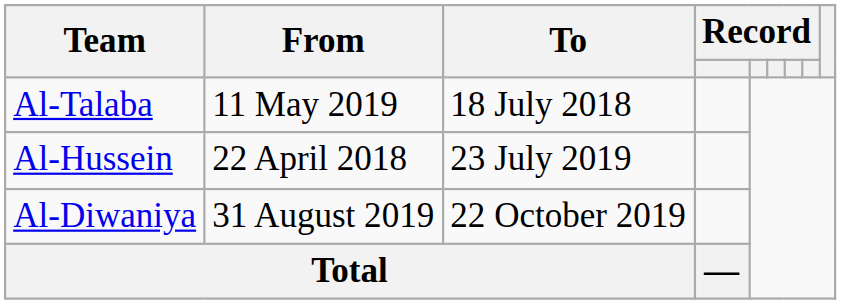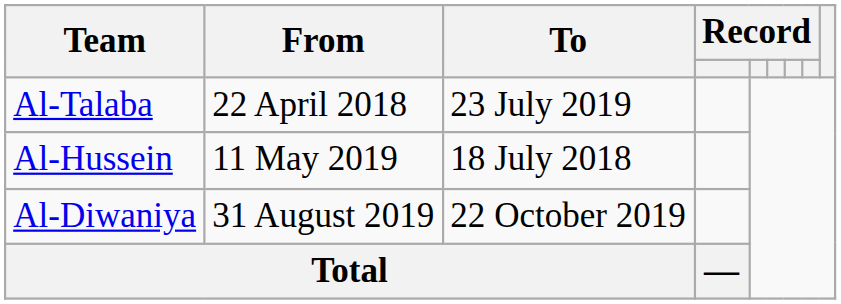(305, 104) 11 May 2019 -> (310, 104) 22 April 2018
(541, 104) 18 July 2018 -> (541, 104) 23 July 2019
(310, 159) 22 April 2018 -> (305, 159) 11 May 2019
(541, 159) 23 July 2019 -> (541, 159) 18 July 2018
